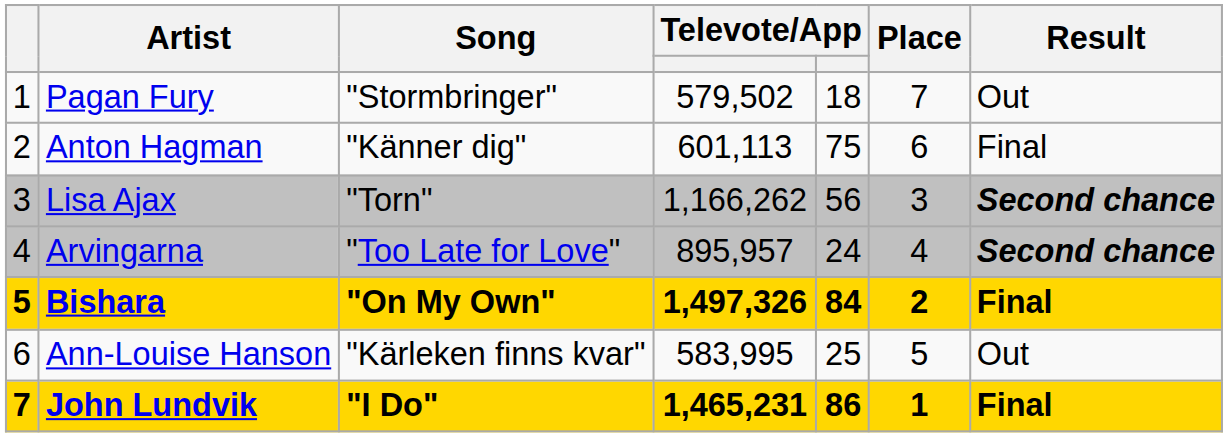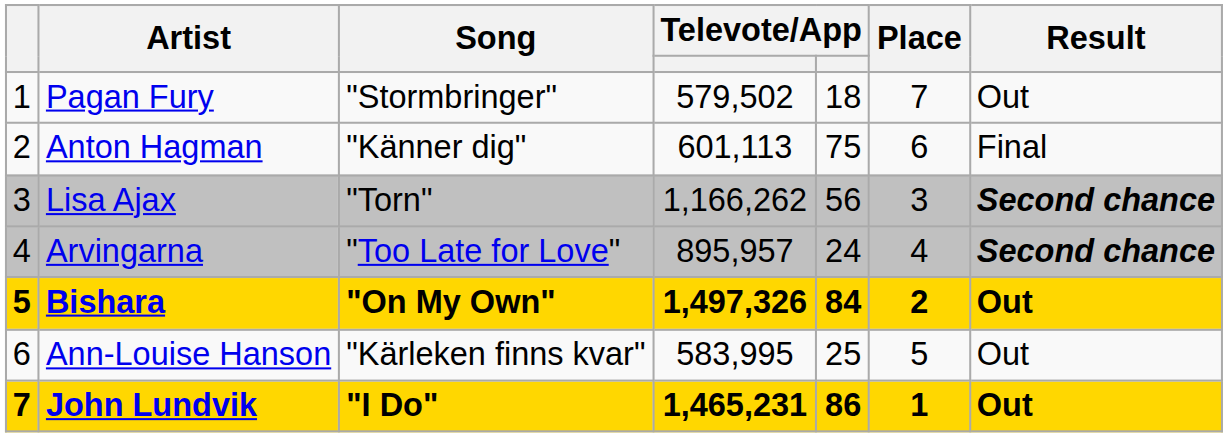(1015, 302) Final -> (1005, 302) Out
(1015, 405) Final -> (1005, 405) Out
